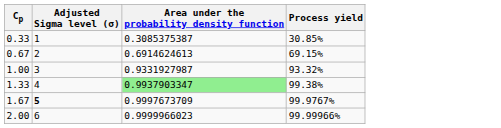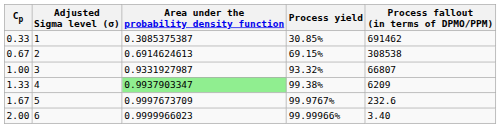+ column: (430, 18)
(37, 100) bold -> (37, 100) normal
